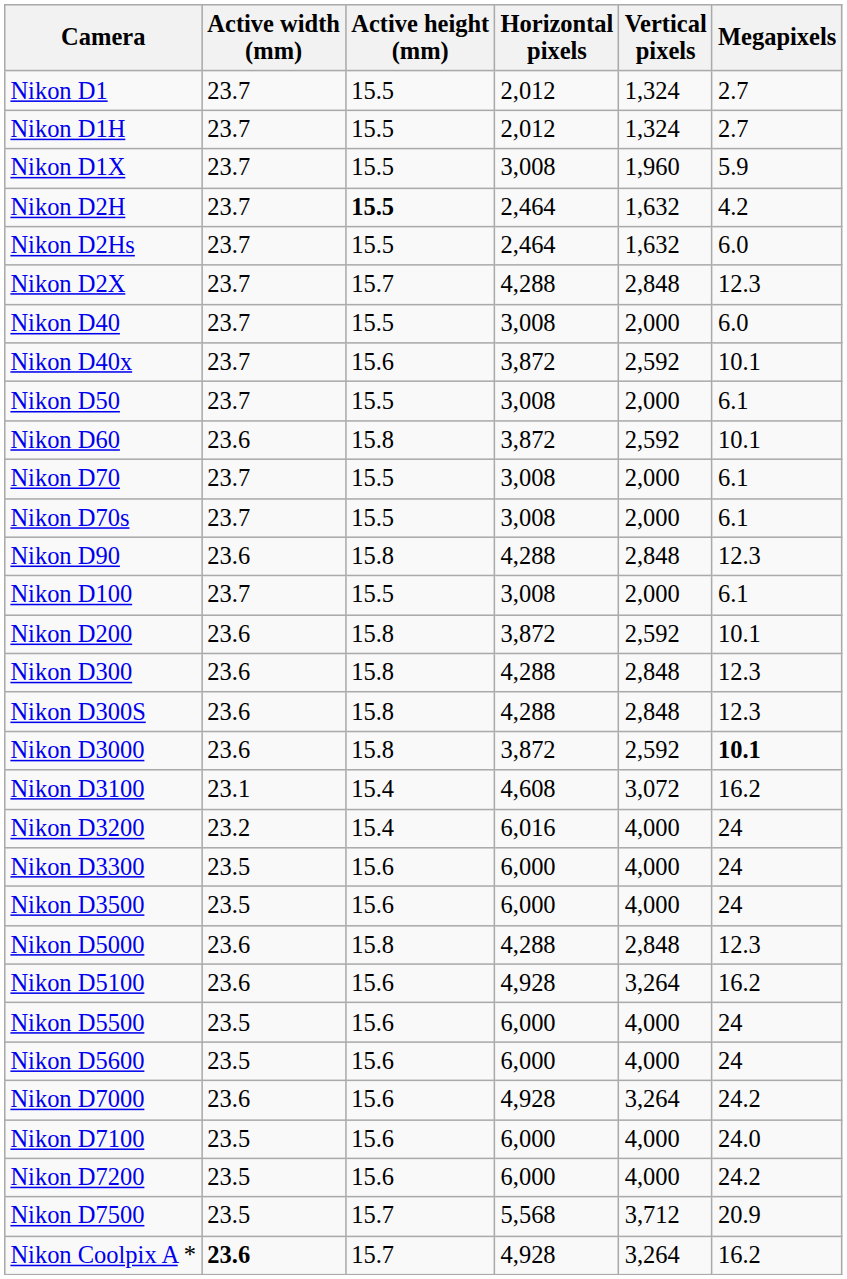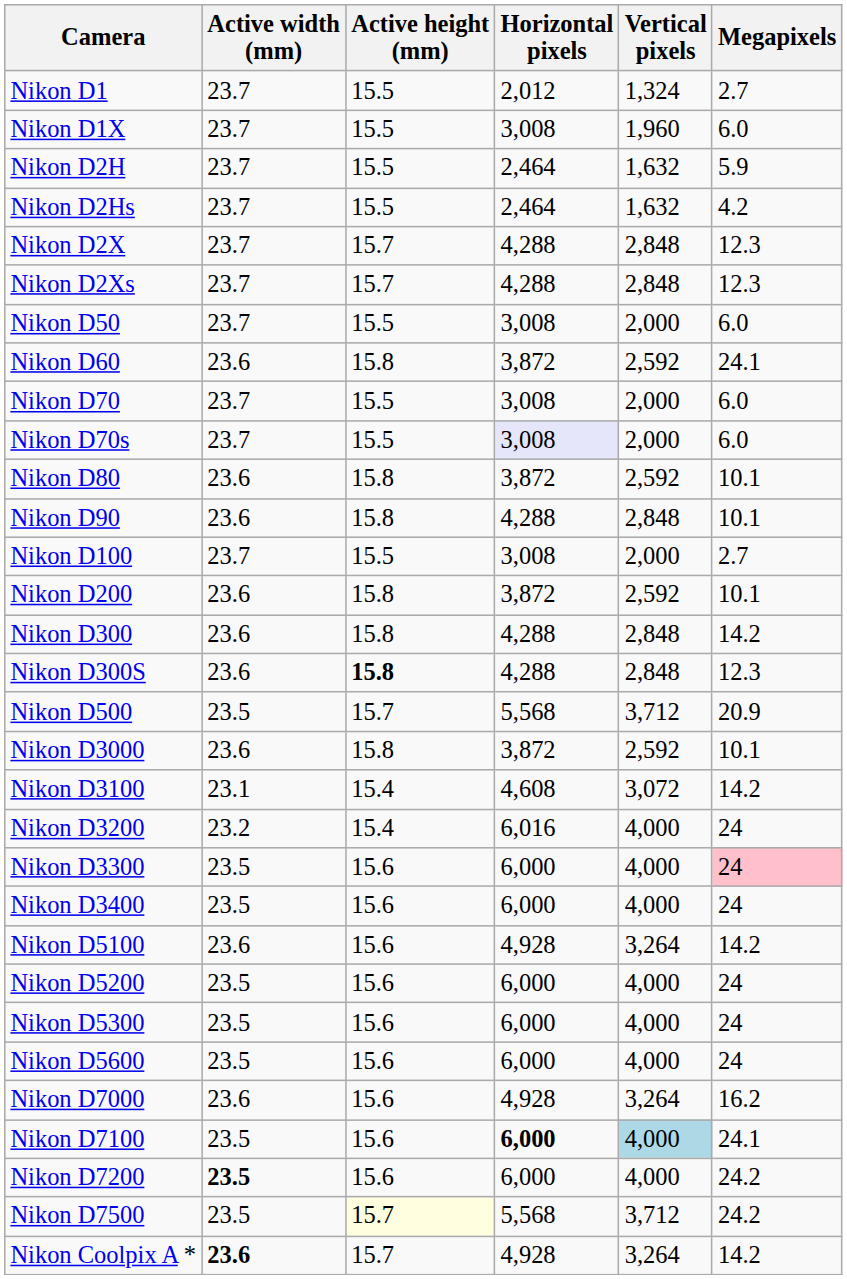- row: (68, 129)
(733, 167) 5.9 -> (733, 129) 6.0
(373, 206) bold -> (373, 167) normal
(733, 206) 4.2 -> (733, 167) 5.9
(733, 245) 6.0 -> (733, 206) 4.2
+ row: (73, 284)
- row: (65, 323)
- row: (71, 362)
(733, 400) 6.1 -> (733, 323) 6.0
(739, 439) 10.1 -> (739, 362) 24.1
(733, 478) 6.1 -> (733, 400) 6.0
(528, 517) no background -> (528, 439) lavender background
(733, 517) 6.1 -> (733, 439) 6.0
+ row: (65, 478)
(739, 556) 12.3 -> (739, 517) 10.1
(733, 594) 6.1 -> (733, 556) 2.7
(739, 672) 12.3 -> (739, 633) 14.2
(373, 711) normal -> (373, 672) bold
+ row: (71, 711)
(739, 750) bold -> (739, 750) normal
(739, 789) 16.2 -> (739, 789) 14.2
(730, 866) no background -> (730, 866) pink background
+ row: (77, 905)
- row: (77, 905)
- row: (77, 944)
(739, 983) 16.2 -> (739, 944) 14.2
+ row: (77, 983)
+ row: (77, 1022)
- row: (77, 1022)
(739, 1099) 24.2 -> (739, 1099) 16.2
(528, 1138) normal -> (528, 1138) bold
(652, 1138) no background -> (652, 1138) lightblue background
(739, 1138) 24.0 -> (739, 1138) 24.1
(229, 1177) normal -> (229, 1177) bold
(373, 1216) no background -> (373, 1216) lightyellow background
(739, 1216) 20.9 -> (739, 1216) 24.2
(739, 1254) 16.2 -> (739, 1254) 14.2
